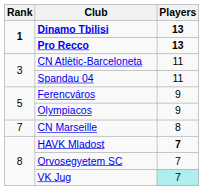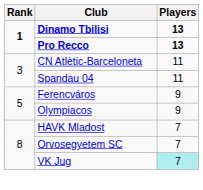- row: (67, 128)
(178, 144) bold -> (178, 128) normal
